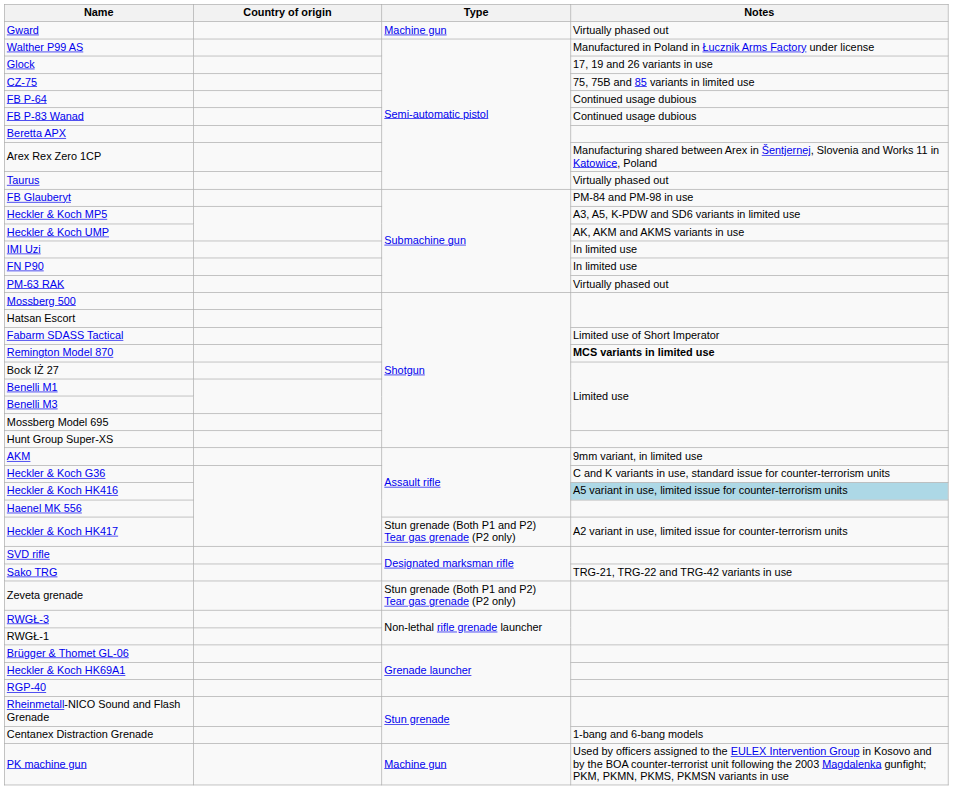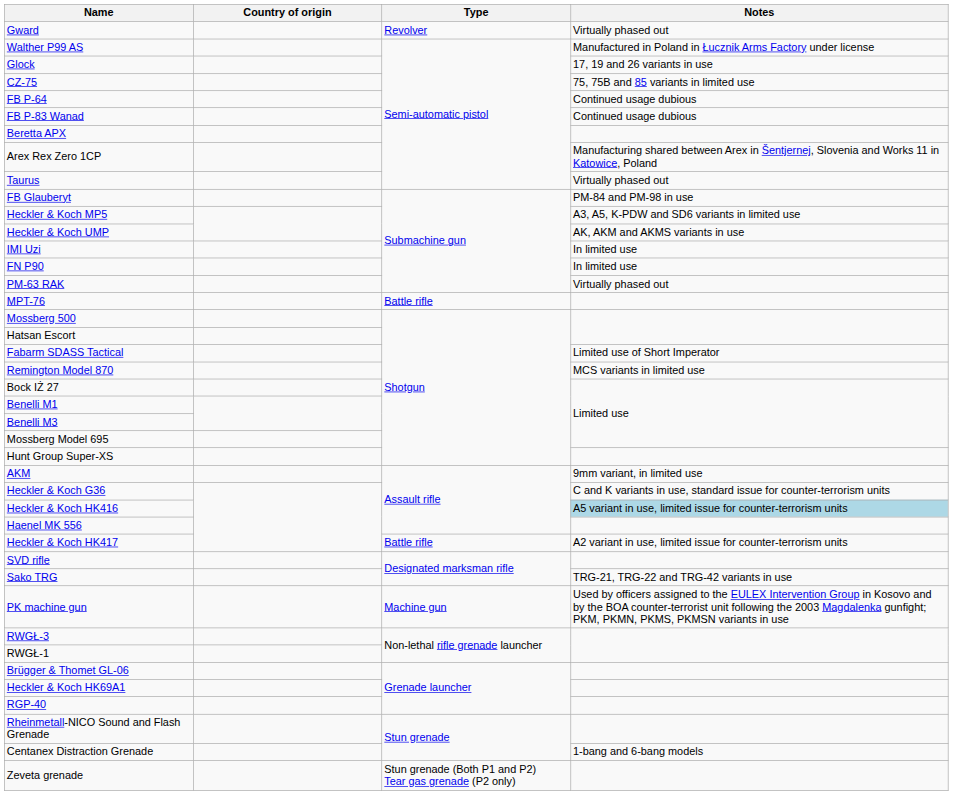(415, 30) Machine gun -> (406, 30) Revolver
+ row: (26, 301)
(644, 353) bold -> (639, 370) normal
(460, 531) Stun grenade (Both P1 and P2) Tear gas grenade (P2 only) -> (408, 543) Battle rifle
rows swapped: (47, 764) <-> (45, 595)
